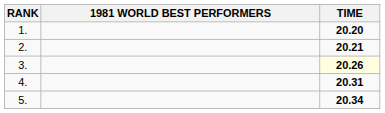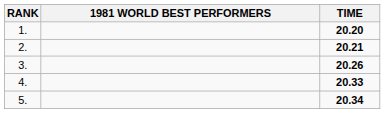(350, 65) lightyellow background -> (350, 65) no background
(350, 83) 20.31 -> (350, 83) 20.33
